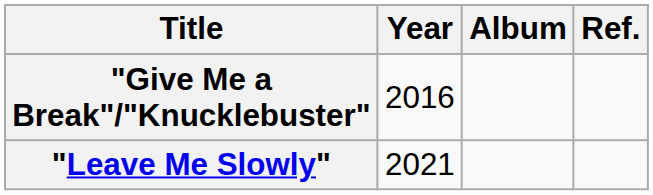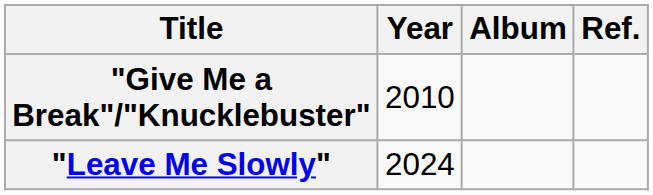(420, 96) 2016 -> (420, 96) 2010
(420, 164) 2021 -> (420, 164) 2024
